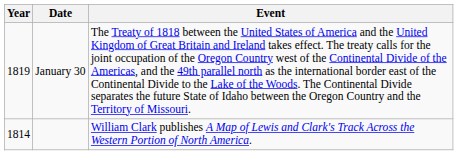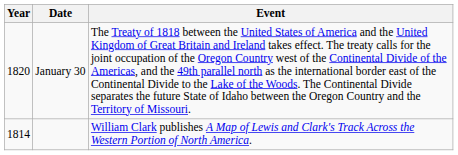(19, 70) 1819 -> (19, 70) 1820
